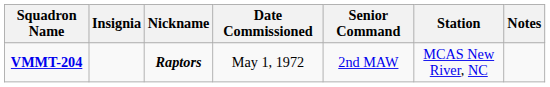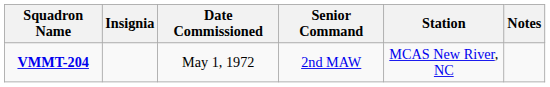- column: (179, 23)
